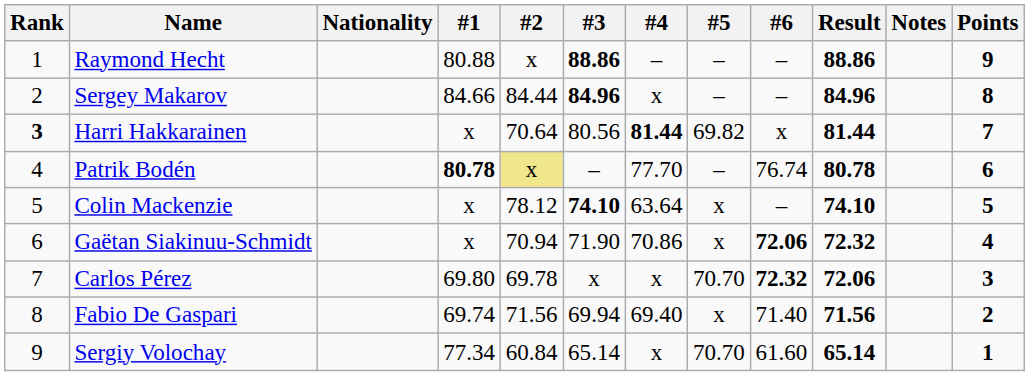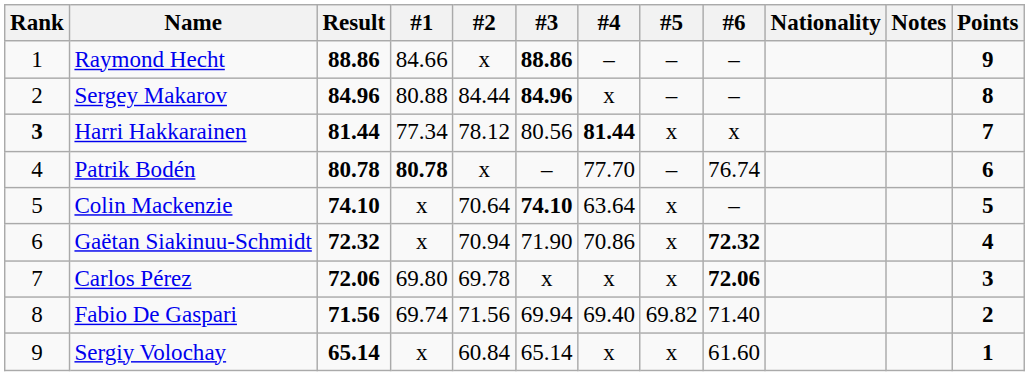columns swapped: (378, 22) <-> (849, 22)
(469, 59) 80.88 -> (422, 59) 84.66
(469, 95) 84.66 -> (422, 95) 80.88
(469, 132) x -> (422, 132) 77.34
(532, 132) 70.64 -> (484, 132) 78.12
(719, 132) 69.82 -> (672, 132) x
(532, 168) khaki background -> (484, 168) no background
(532, 205) 78.12 -> (484, 205) 70.64
(781, 242) 72.06 -> (734, 242) 72.32
(719, 278) 70.70 -> (672, 278) x
(781, 278) 72.32 -> (734, 278) 72.06
(719, 315) x -> (672, 315) 69.82
(469, 351) 77.34 -> (422, 351) x
(719, 351) 70.70 -> (672, 351) x
